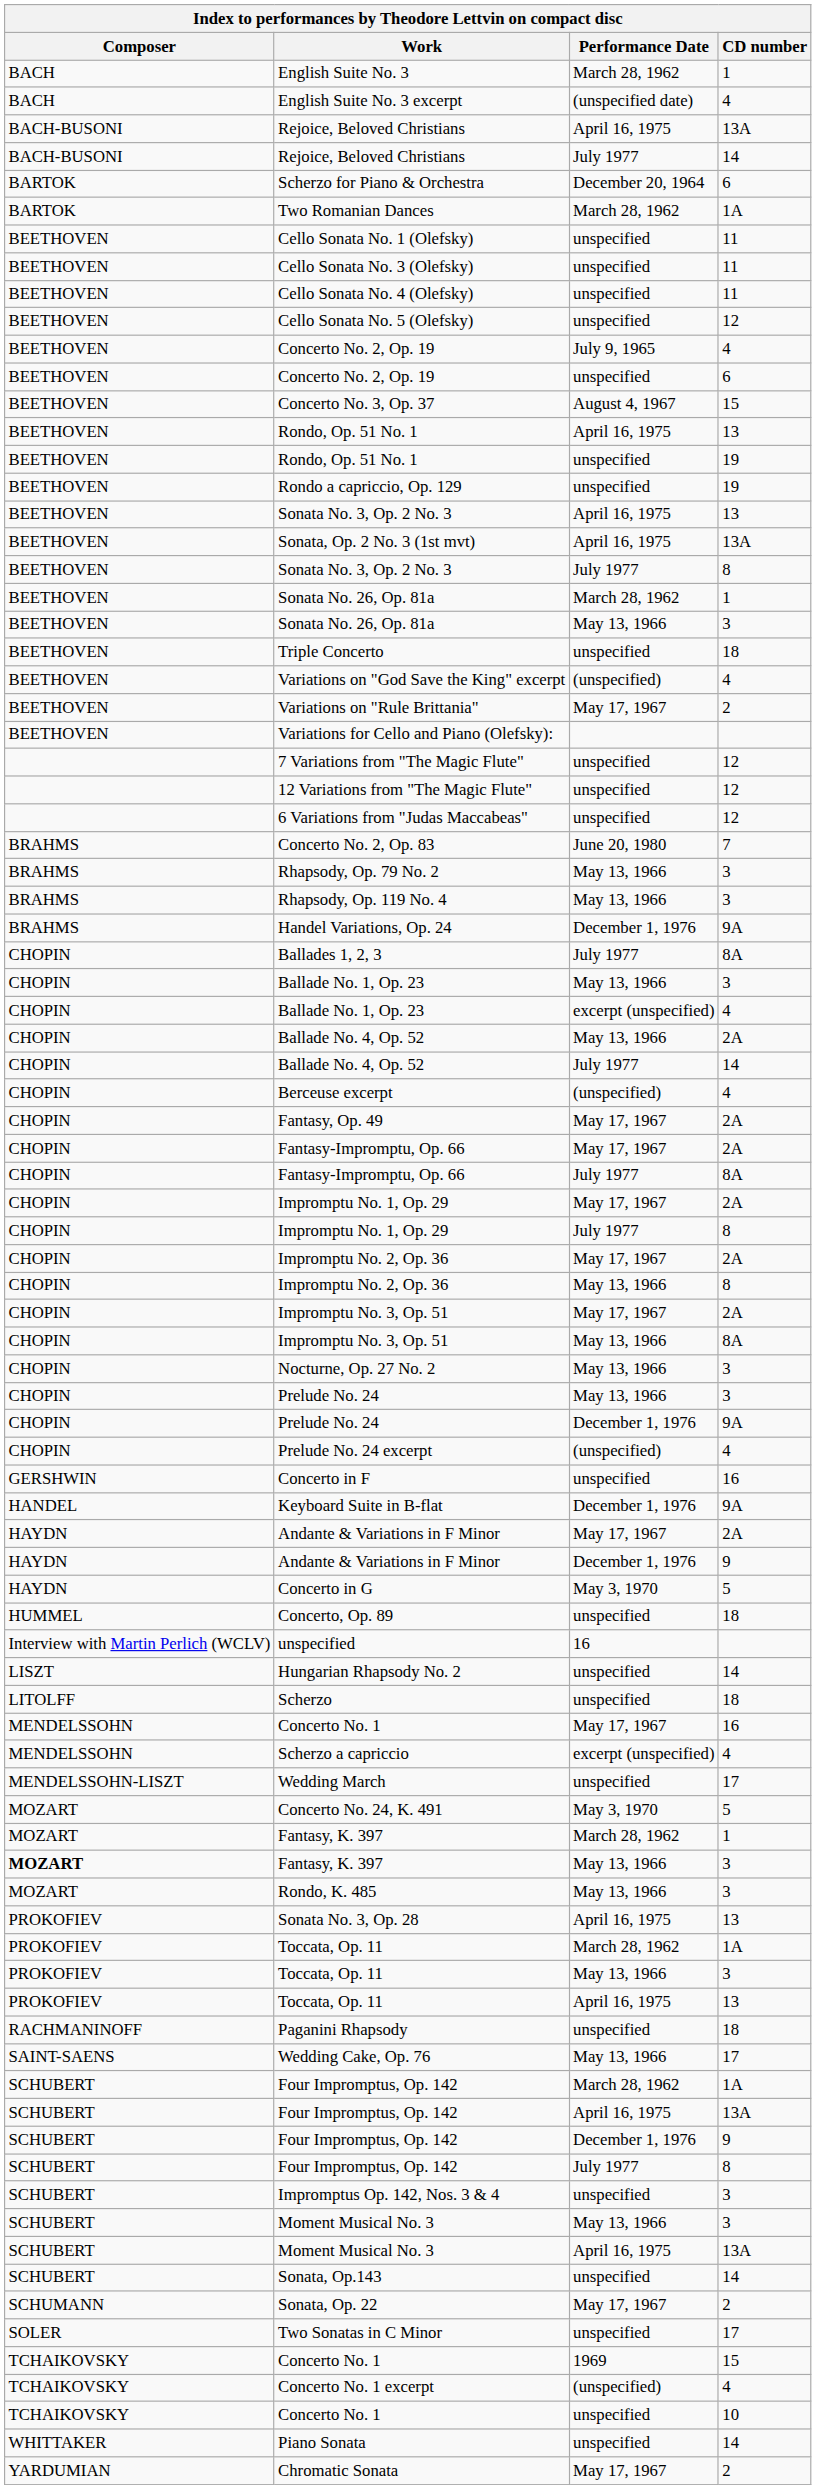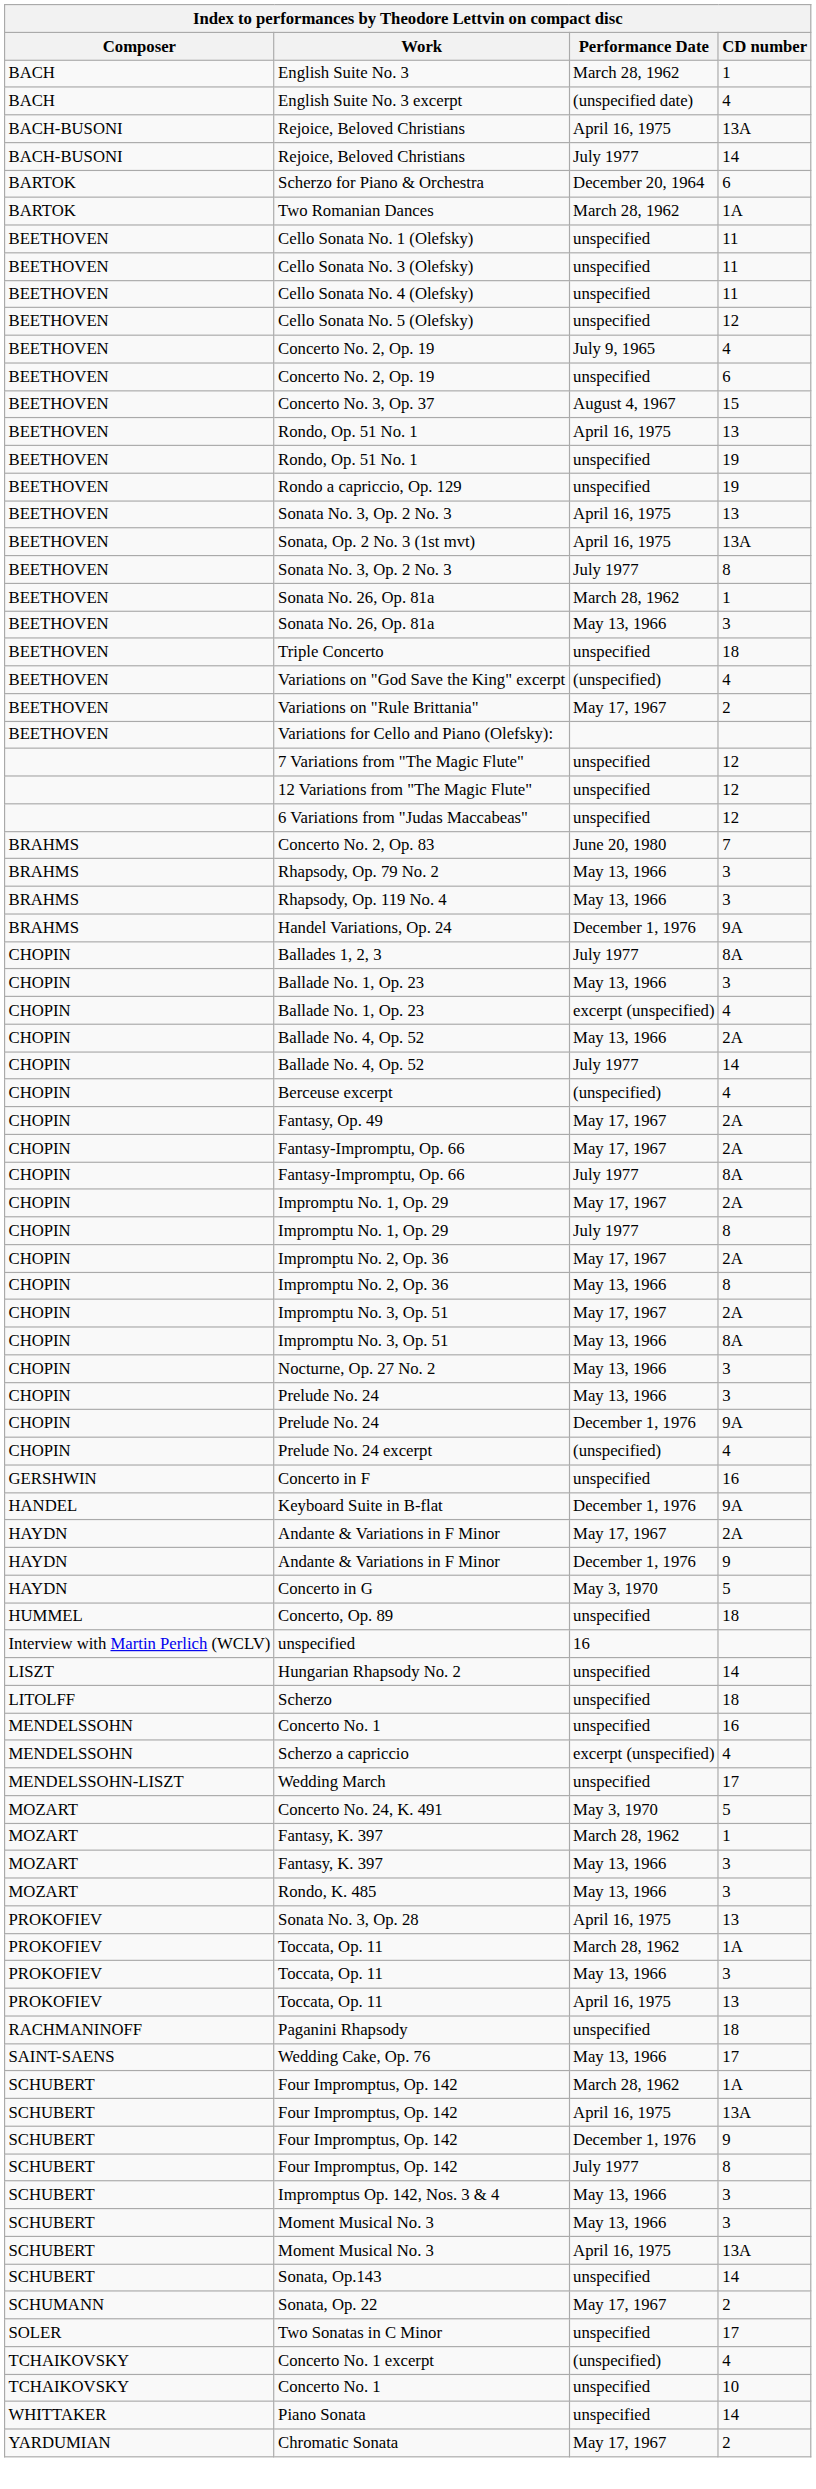(620, 1726) May 17, 1967 -> (612, 1726) unspecified
(46, 1864) bold -> (43, 1864) normal
(612, 2195) unspecified -> (620, 2195) May 13, 1966
- row: (329, 2360)
